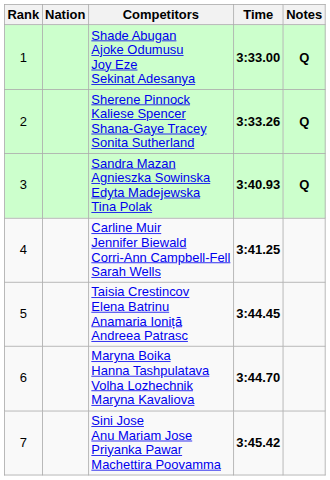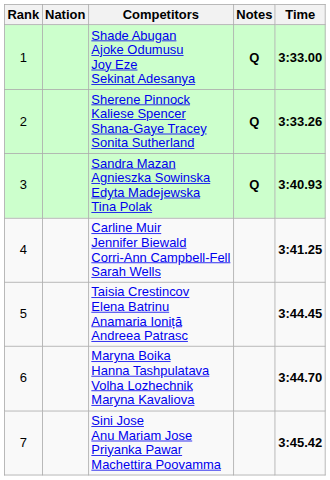columns swapped: (258, 14) <-> (304, 14)
